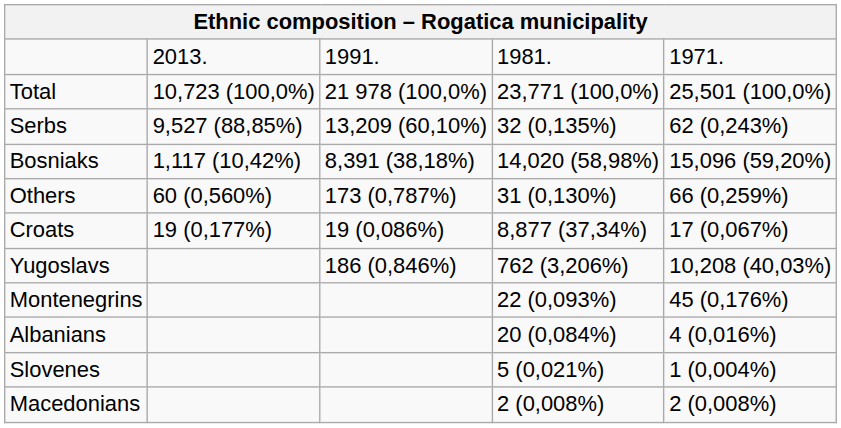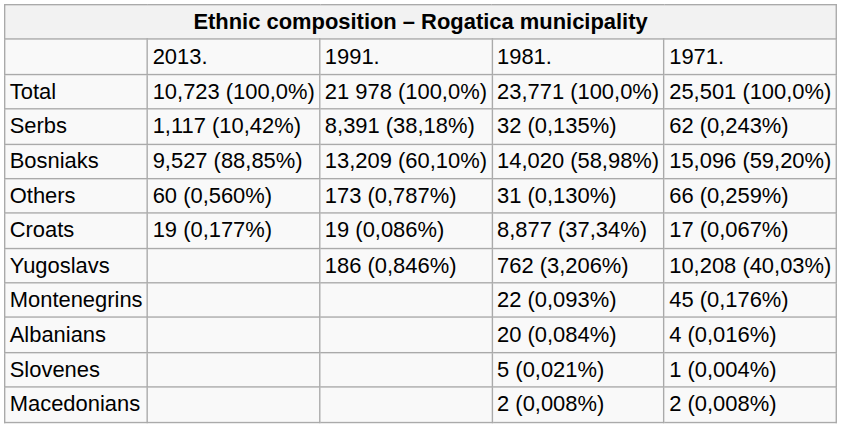(228, 126) 9,527 (88,85%) -> (227, 126) 1,117 (10,42%)
(406, 126) 13,209 (60,10%) -> (400, 126) 8,391 (38,18%)
(227, 160) 1,117 (10,42%) -> (228, 160) 9,527 (88,85%)
(400, 160) 8,391 (38,18%) -> (406, 160) 13,209 (60,10%)
